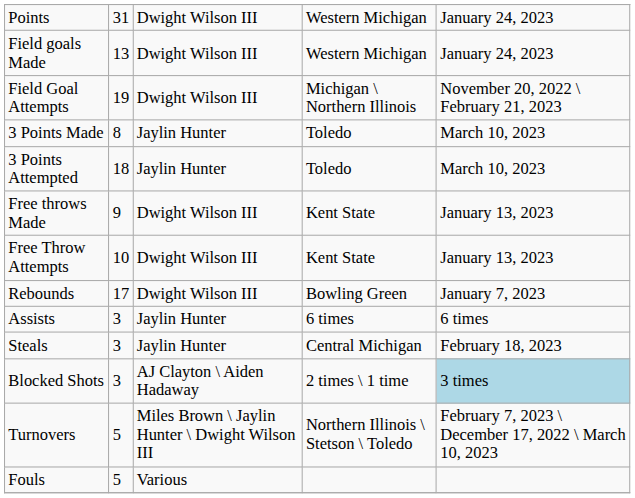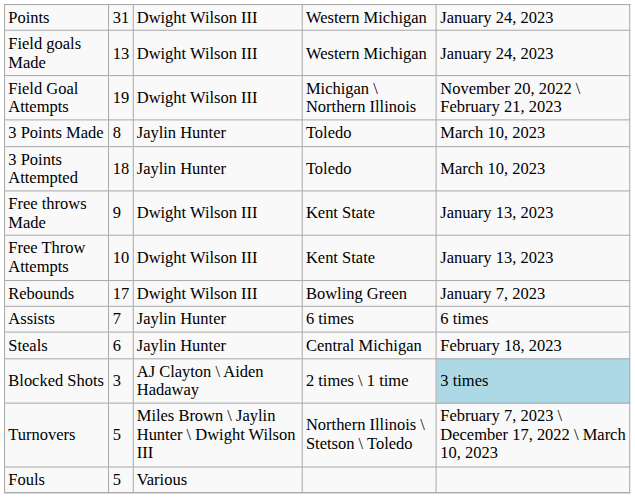(117, 319) 3 -> (117, 319) 7
(117, 345) 3 -> (117, 345) 6
